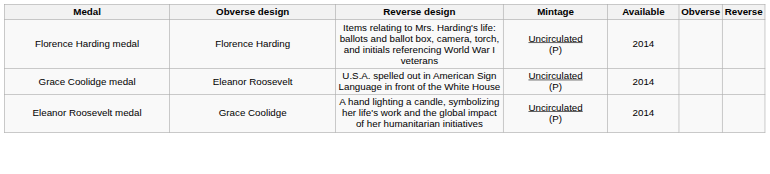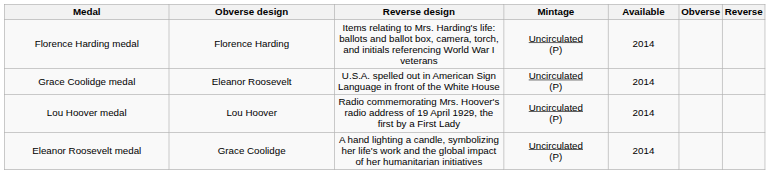+ row: (87, 113)
